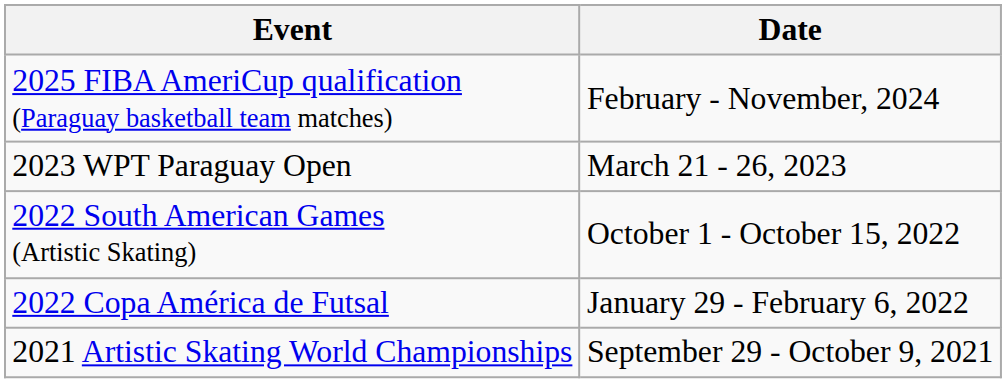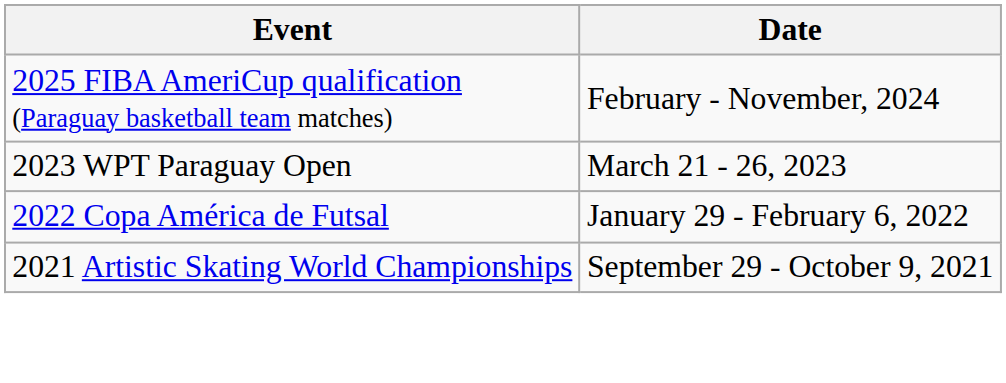- row: (198, 233)
